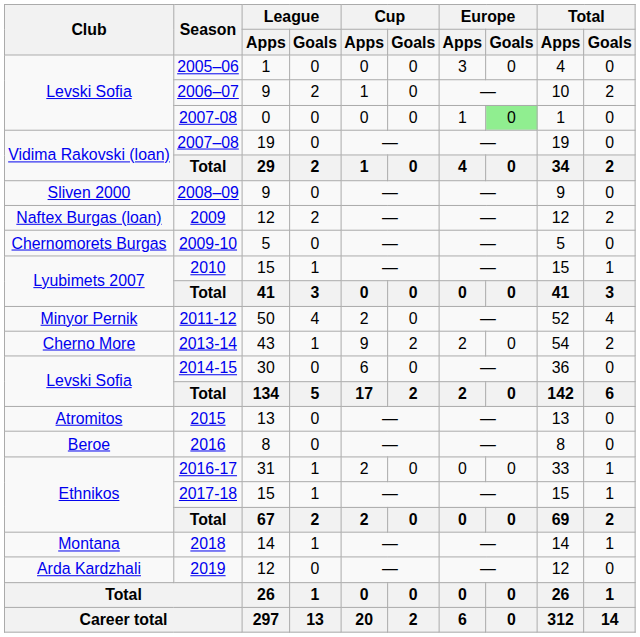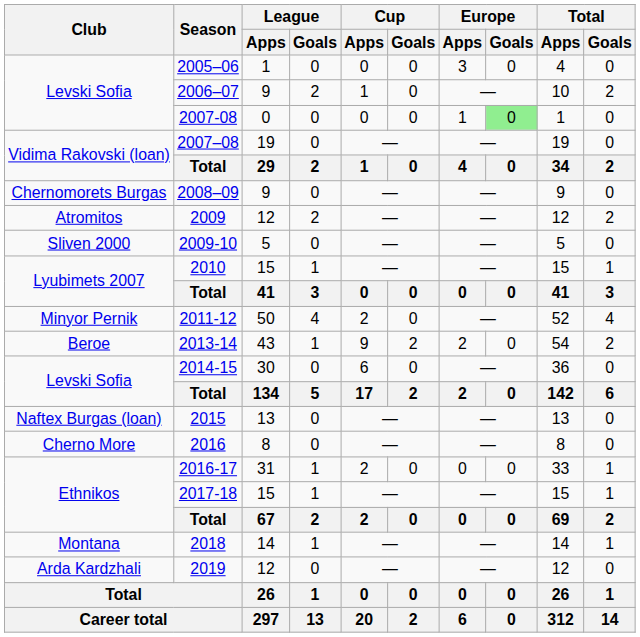(89, 192) Sliven 2000 -> (89, 192) Chernomorets Burgas
(89, 218) Naftex Burgas (loan) -> (89, 218) Atromitos
(89, 243) Chernomorets Burgas -> (89, 243) Sliven 2000
(89, 343) Cherno More -> (89, 343) Beroe
(89, 419) Atromitos -> (89, 419) Naftex Burgas (loan)
(89, 444) Beroe -> (89, 444) Cherno More
